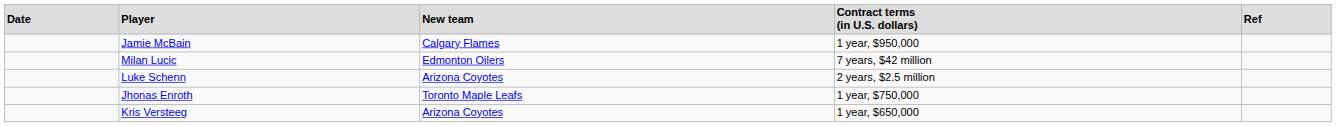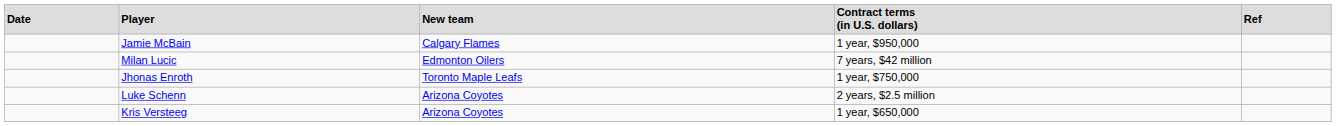rows swapped: (154, 78) <-> (157, 95)
